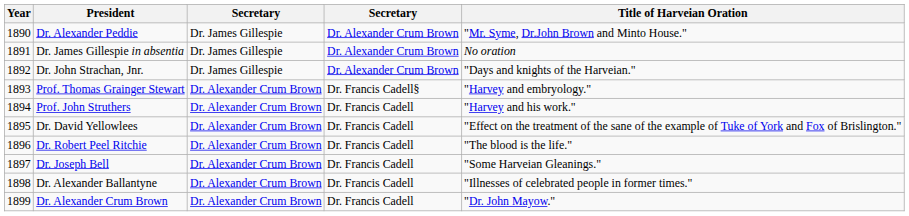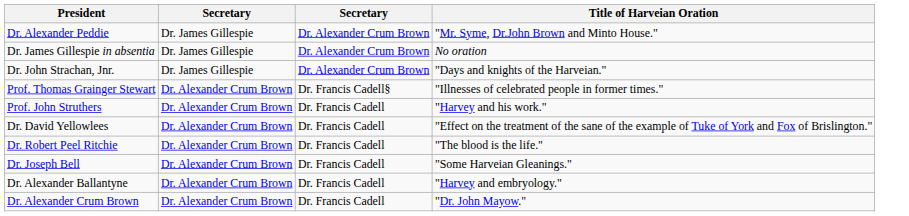- column: (19, 13)
(528, 88) "Harvey and embryology." -> (549, 88) "Illnesses of celebrated people in former times."
(578, 182) "Illnesses of celebrated people in former times." -> (498, 182) "Harvey and embryology."
